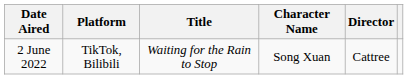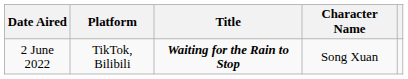- column: (371, 21)
(199, 56) normal -> (228, 56) bold
